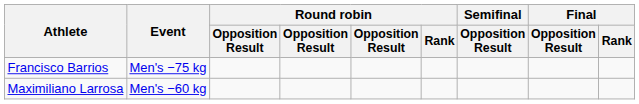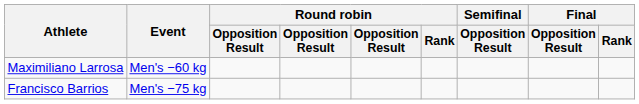rows swapped: (65, 89) <-> (58, 68)
